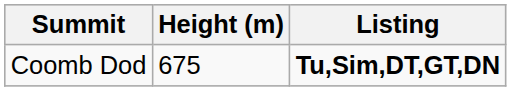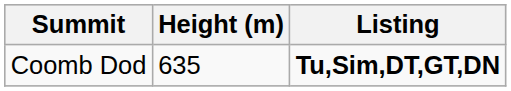(179, 65) 675 -> (179, 65) 635
